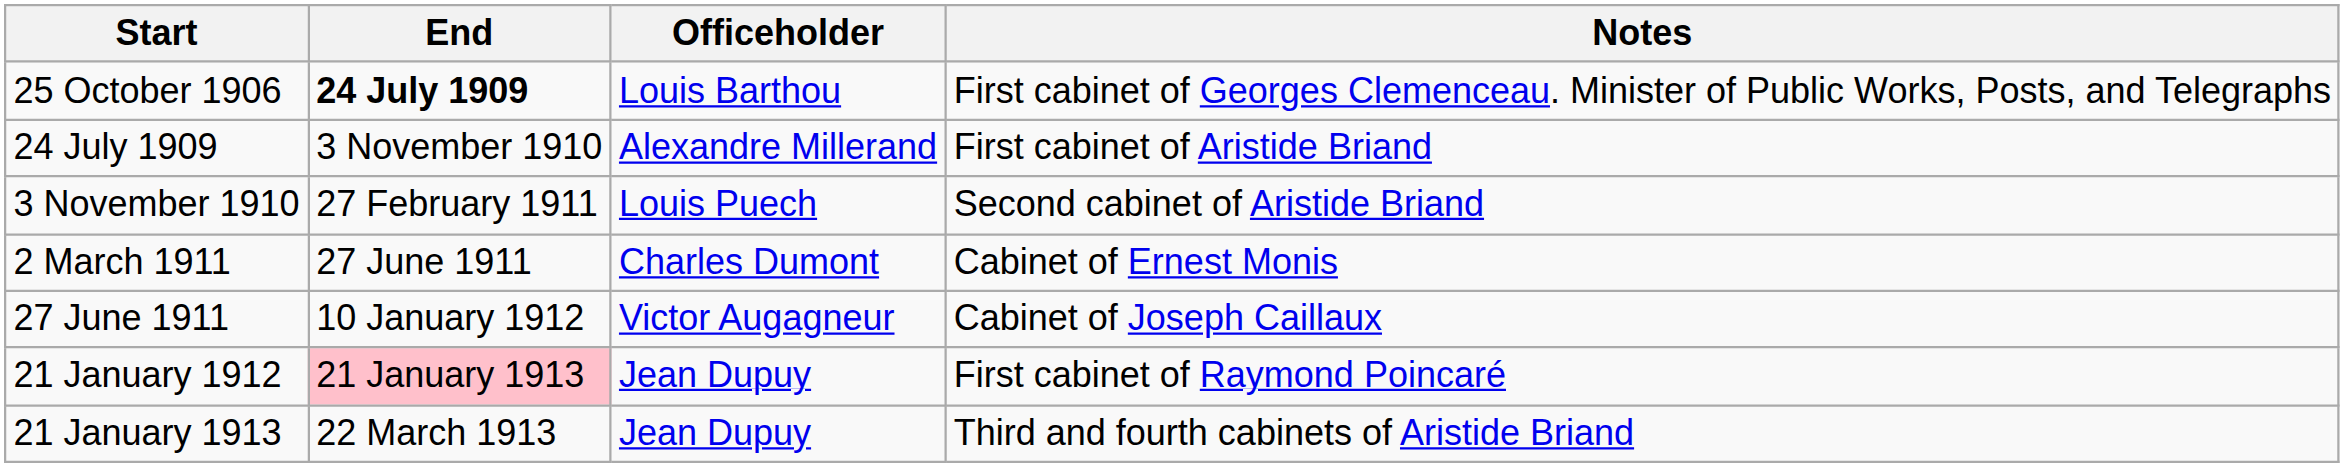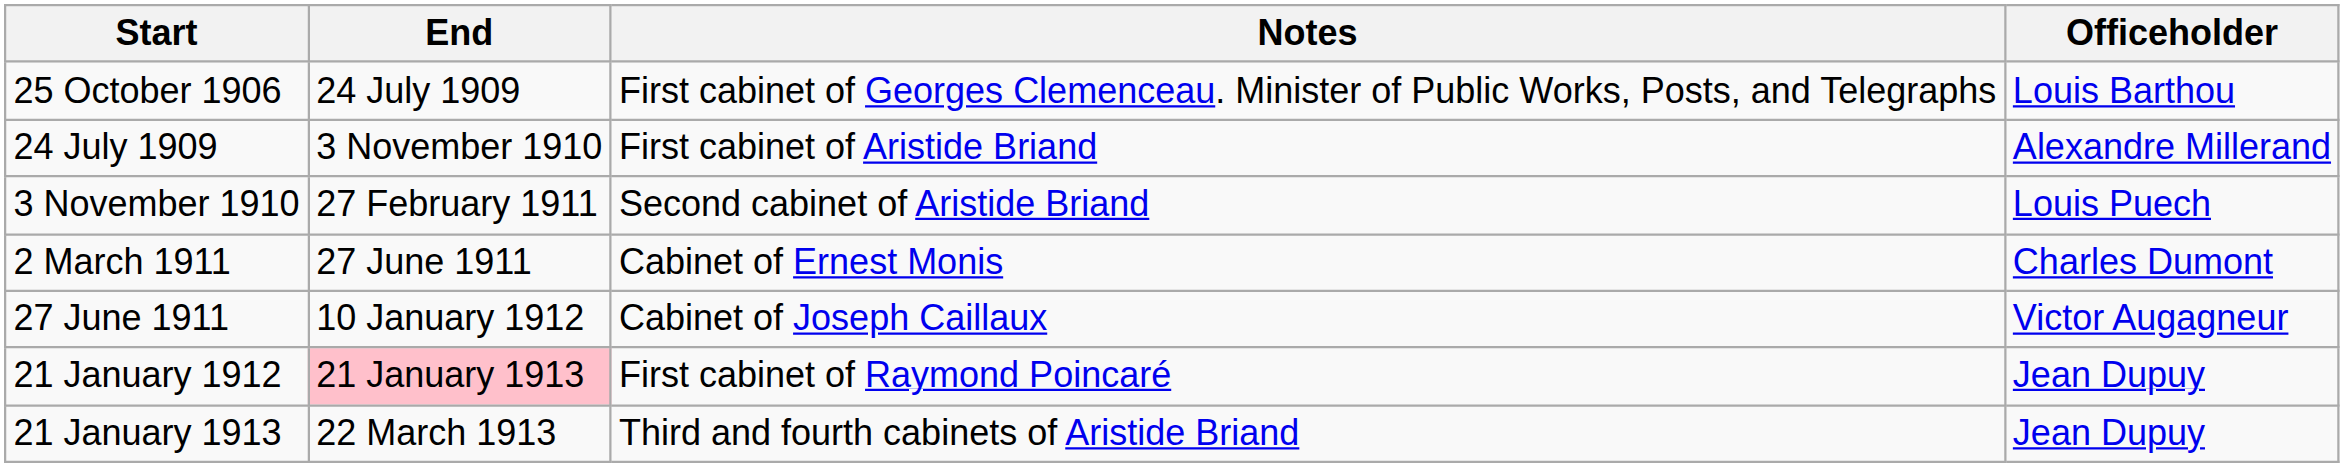columns swapped: (778, 33) <-> (1642, 33)
(422, 90) bold -> (418, 90) normal
